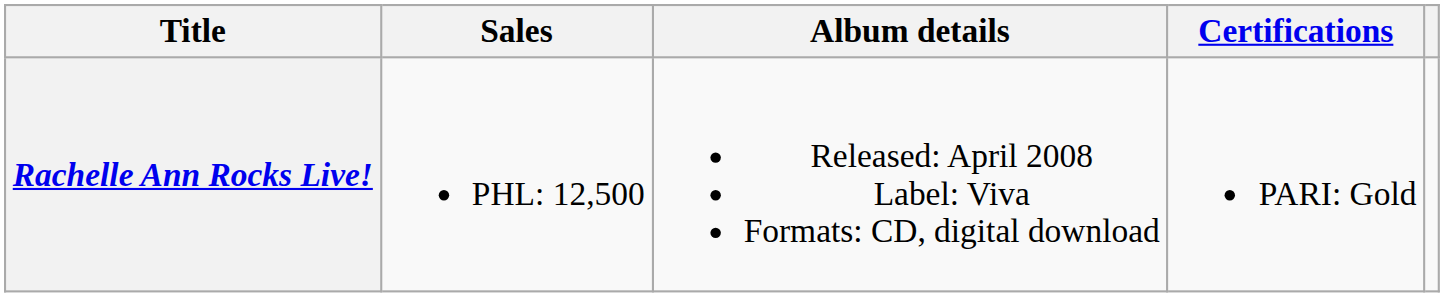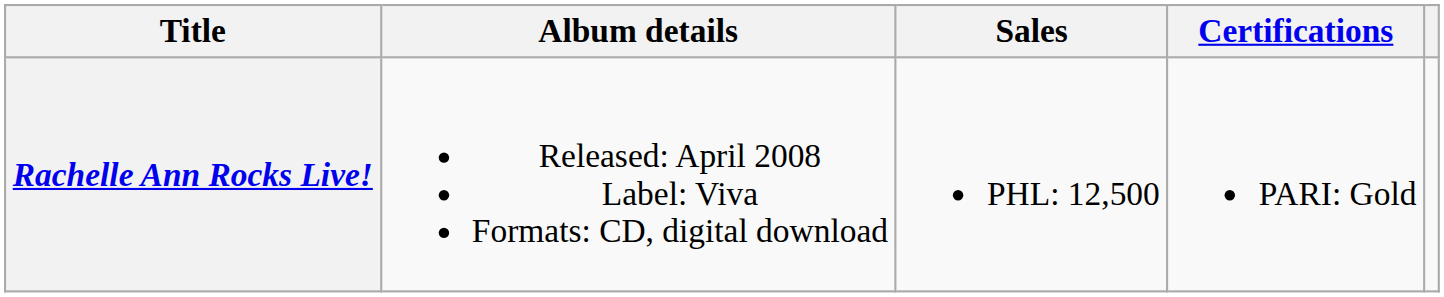columns swapped: (910, 31) <-> (516, 31)
